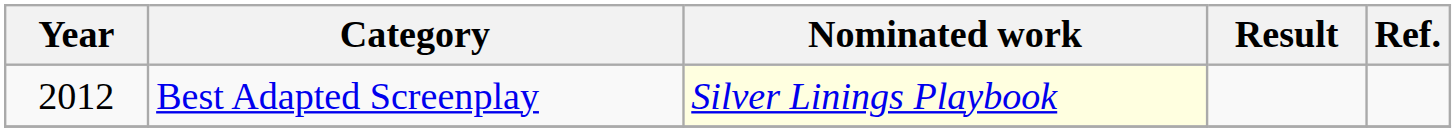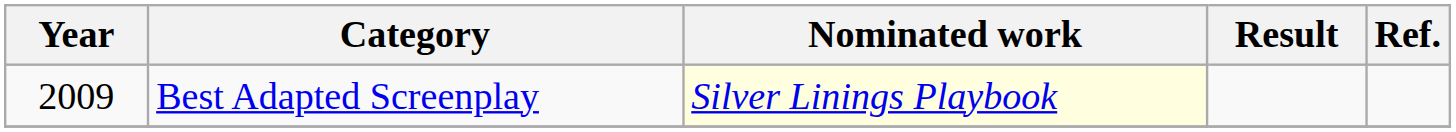(76, 95) 2012 -> (76, 95) 2009
